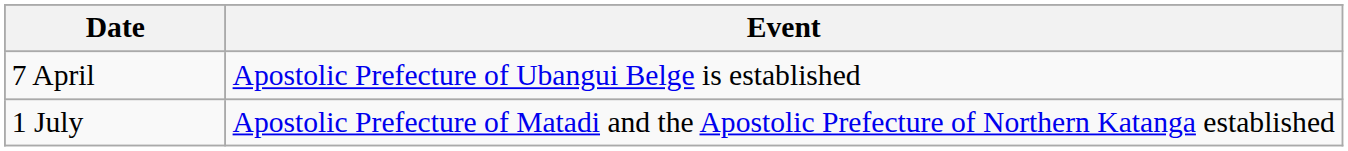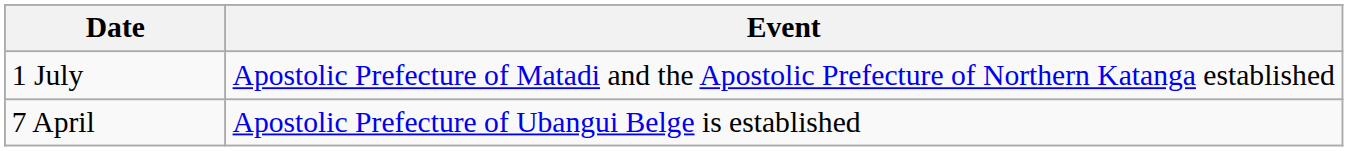rows swapped: (53, 74) <-> (48, 121)
